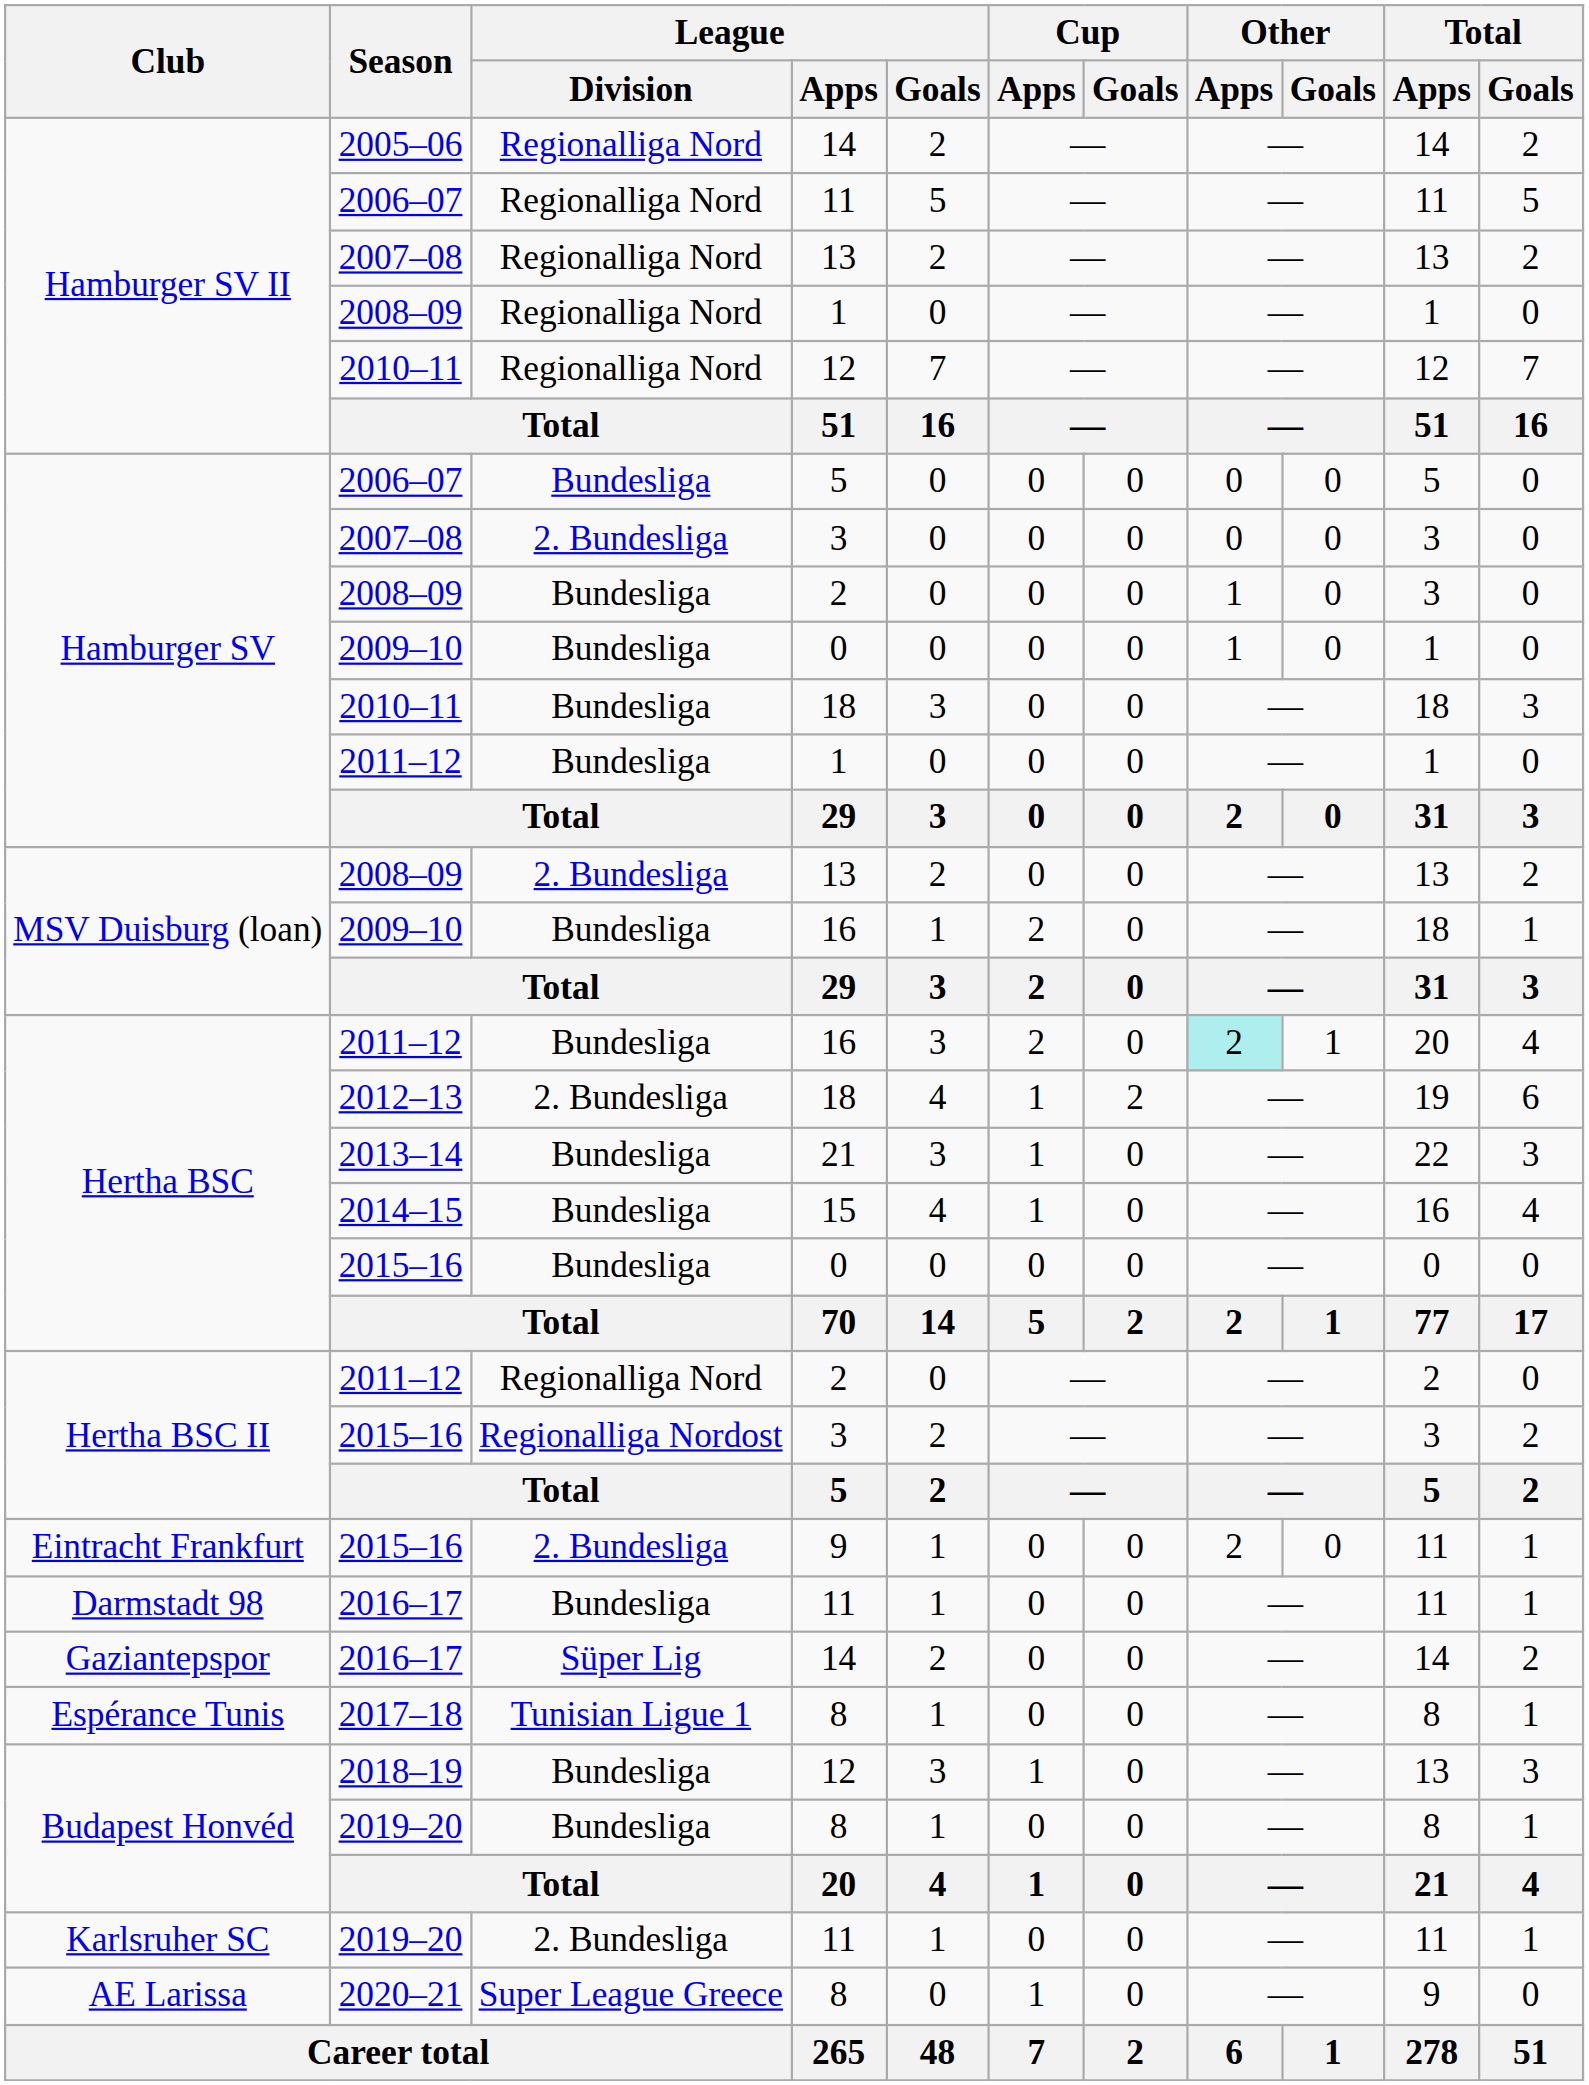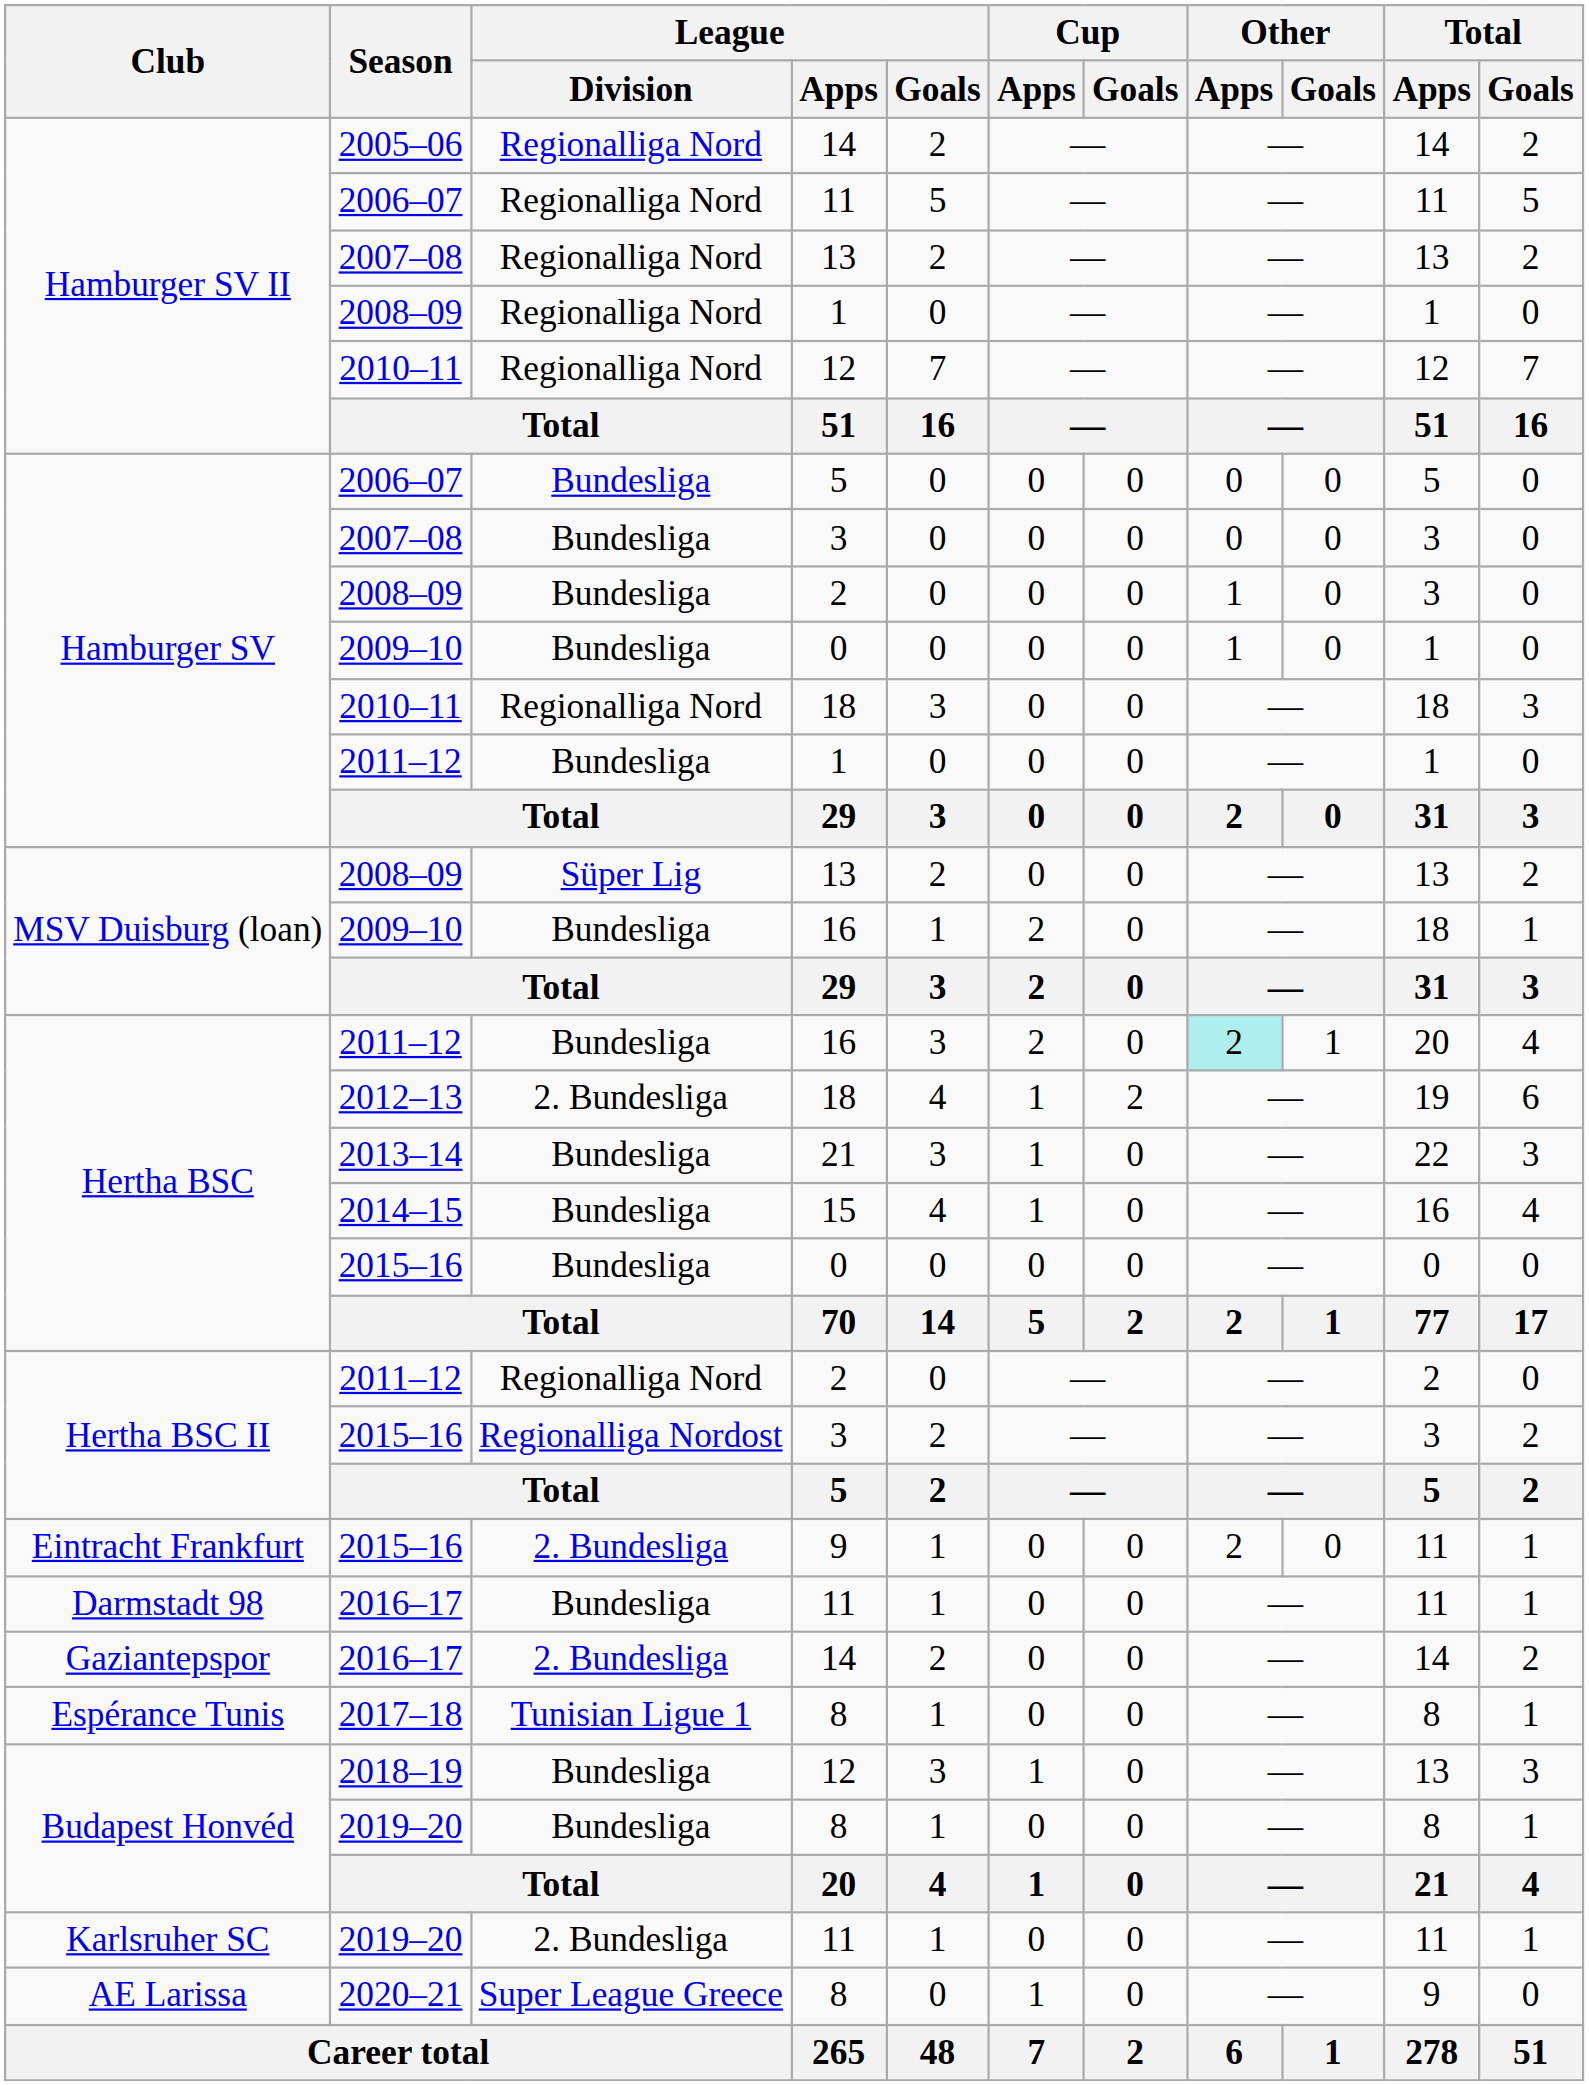(631, 537) 2. Bundesliga -> (631, 537) Bundesliga
(631, 705) Bundesliga -> (631, 705) Regionalliga Nord
(631, 873) 2. Bundesliga -> (631, 873) Süper Lig
(631, 1658) Süper Lig -> (631, 1658) 2. Bundesliga
